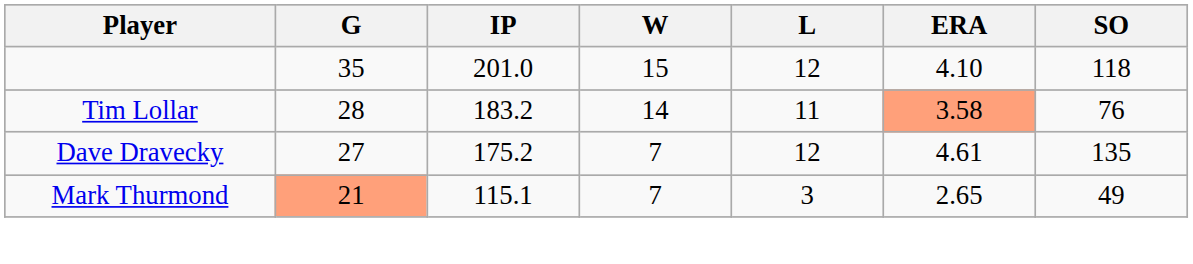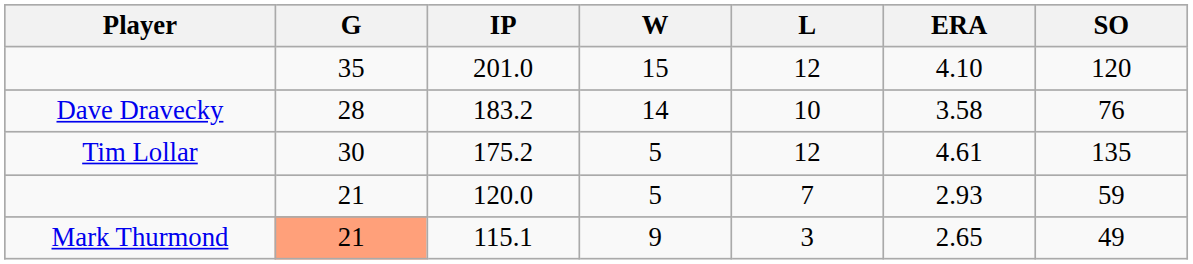(1111, 68) 118 -> (1111, 68) 120
(140, 110) Tim Lollar -> (140, 110) Dave Dravecky
(807, 110) 11 -> (807, 110) 10
(959, 110) lightsalmon background -> (959, 110) no background
(140, 152) Dave Dravecky -> (140, 152) Tim Lollar
(351, 152) 27 -> (351, 152) 30
(655, 152) 7 -> (655, 152) 5
+ row: (503, 195)
(655, 195) 7 -> (655, 237) 9
